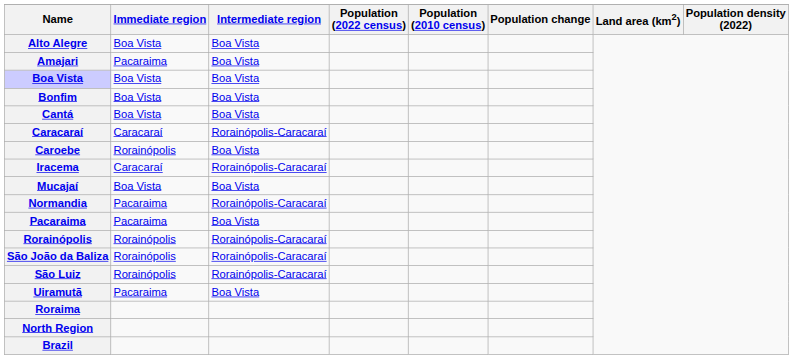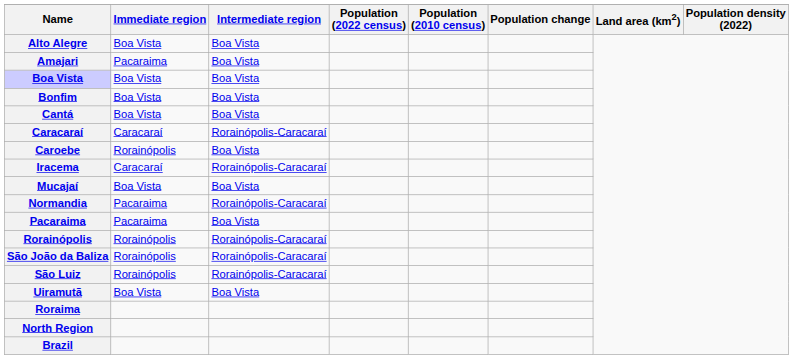(140, 292) Pacaraima -> (137, 292) Boa Vista
